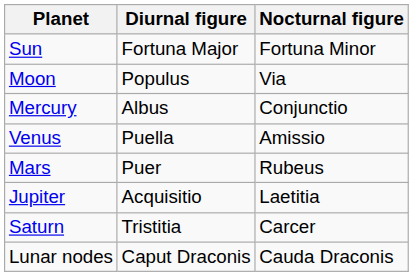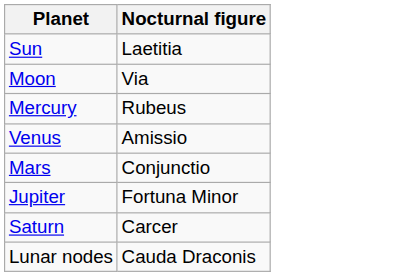- column: (186, 19)
(318, 49) Fortuna Minor -> (152, 49) Laetitia
(304, 108) Conjunctio -> (154, 108) Rubeus
(292, 167) Rubeus -> (166, 167) Conjunctio
(289, 197) Laetitia -> (180, 197) Fortuna Minor
